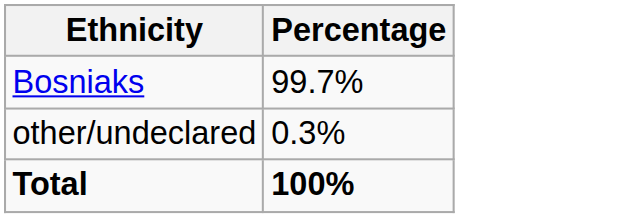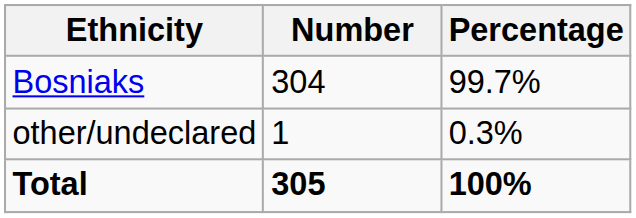+ column: (352, 30)
